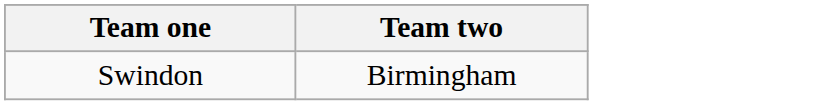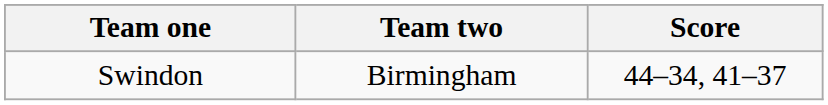+ column: (705, 27)
